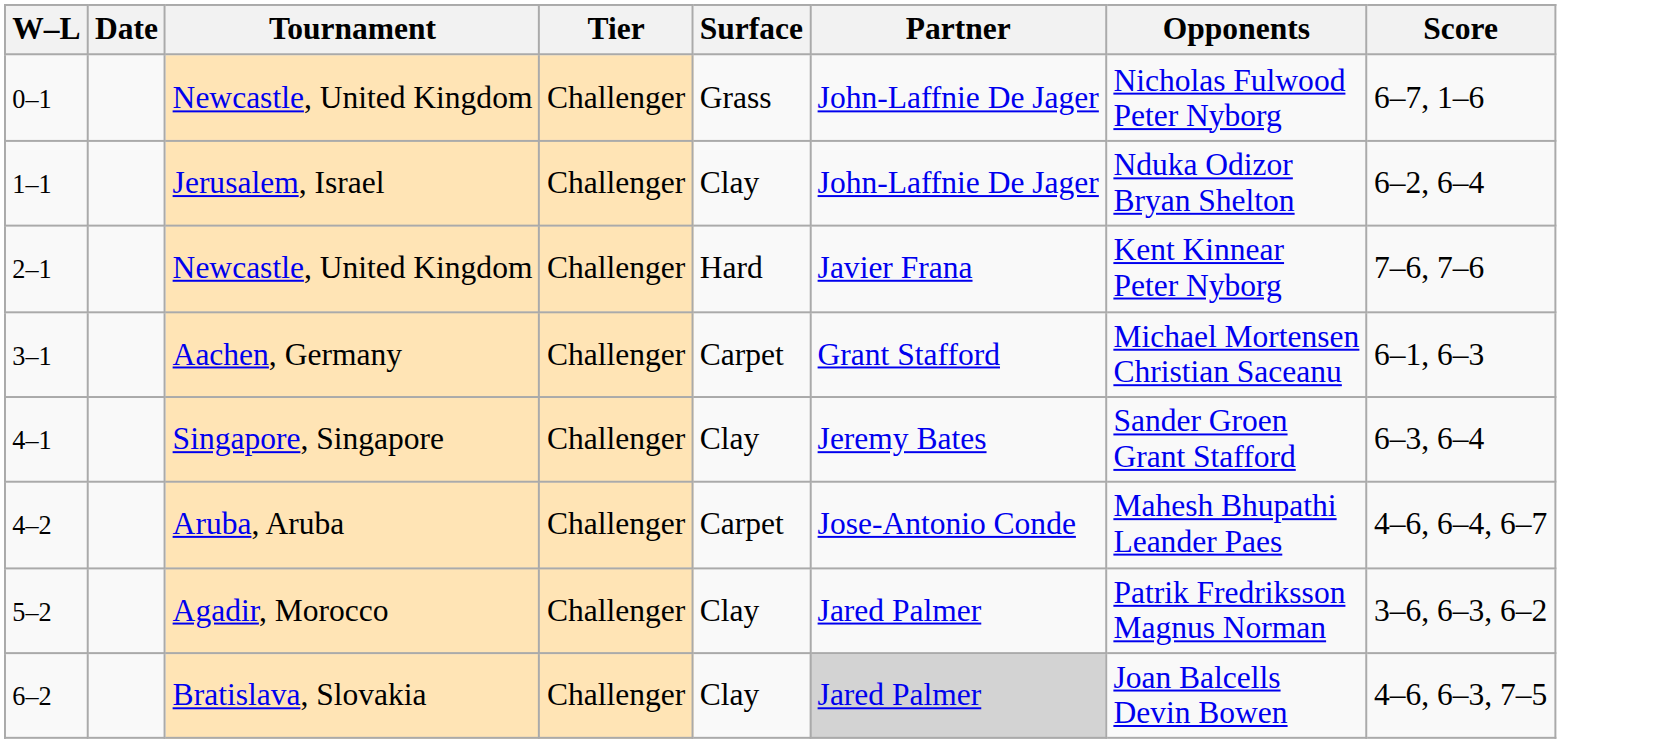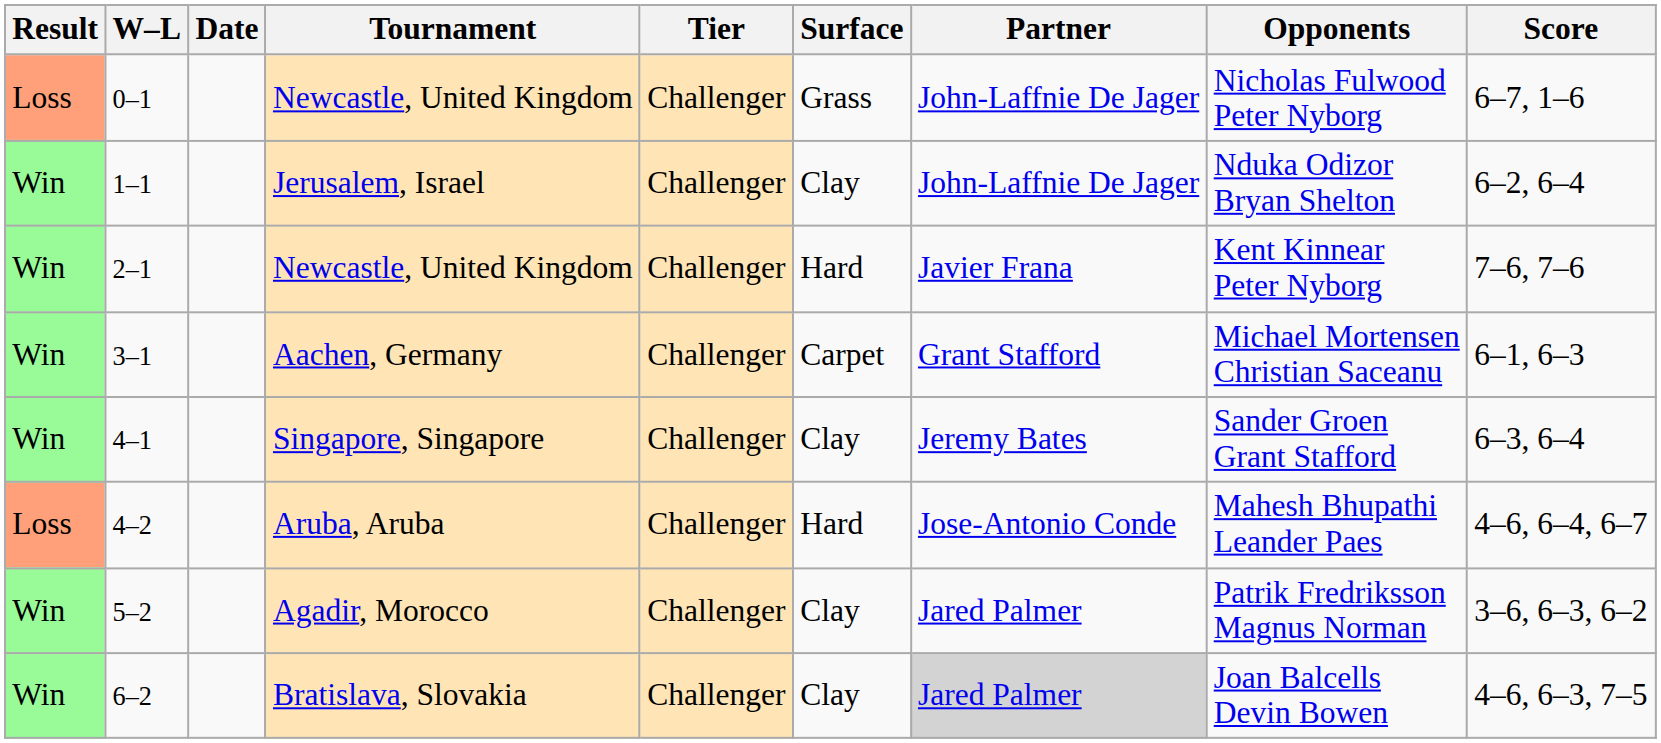+ column: (55, 29)
(742, 524) Carpet -> (832, 524) Hard
